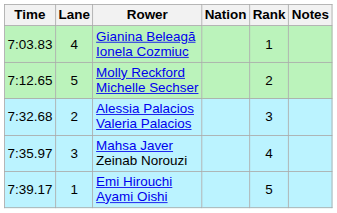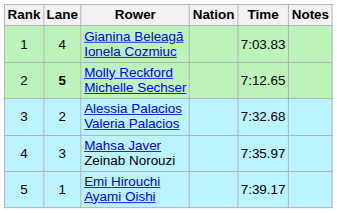columns swapped: (269, 15) <-> (30, 15)
(74, 80) normal -> (62, 80) bold
